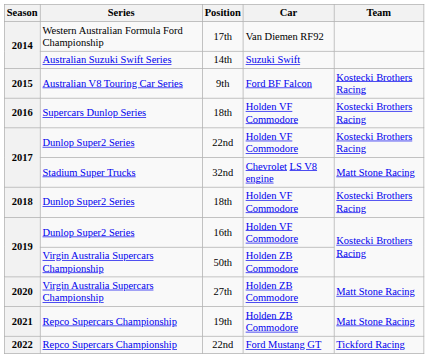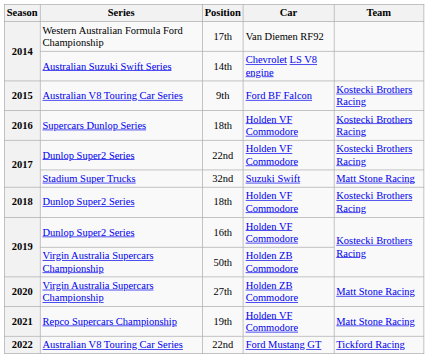(273, 60) Suzuki Swift -> (281, 66) Chevrolet LS V8 engine
(281, 172) Chevrolet LS V8 engine -> (273, 179) Suzuki Swift
(272, 321) Holden ZB Commodore -> (272, 321) Holden VF Commodore
(110, 345) Repco Supercars Championship -> (113, 345) Australian V8 Touring Car Series
